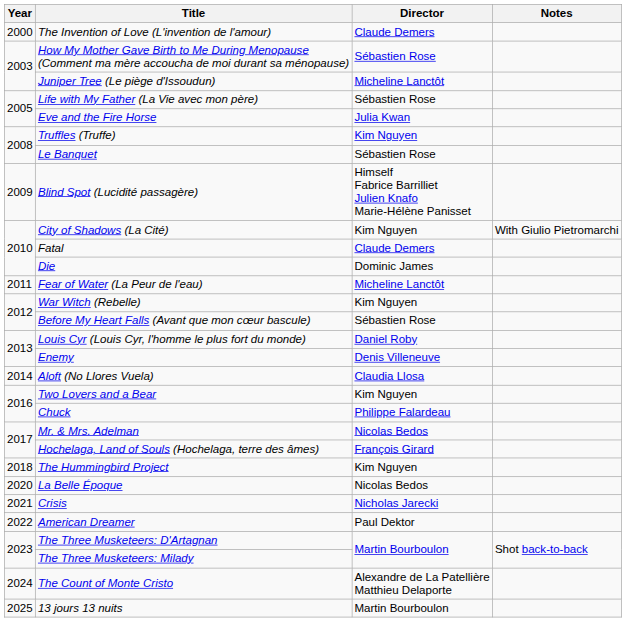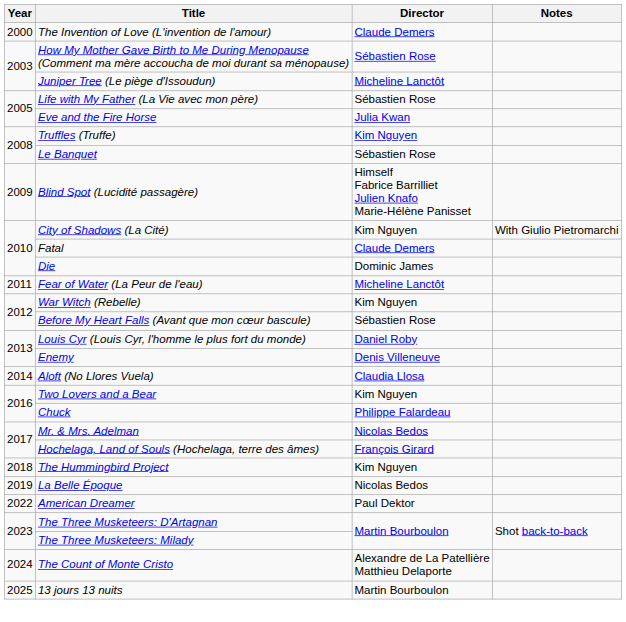(20, 485) 2020 -> (20, 485) 2019
- row: (52, 503)
